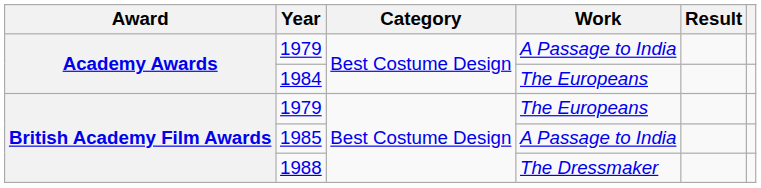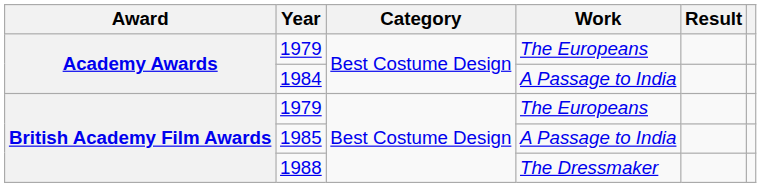(598, 49) A Passage to India -> (584, 49) The Europeans
(584, 78) The Europeans -> (598, 78) A Passage to India
